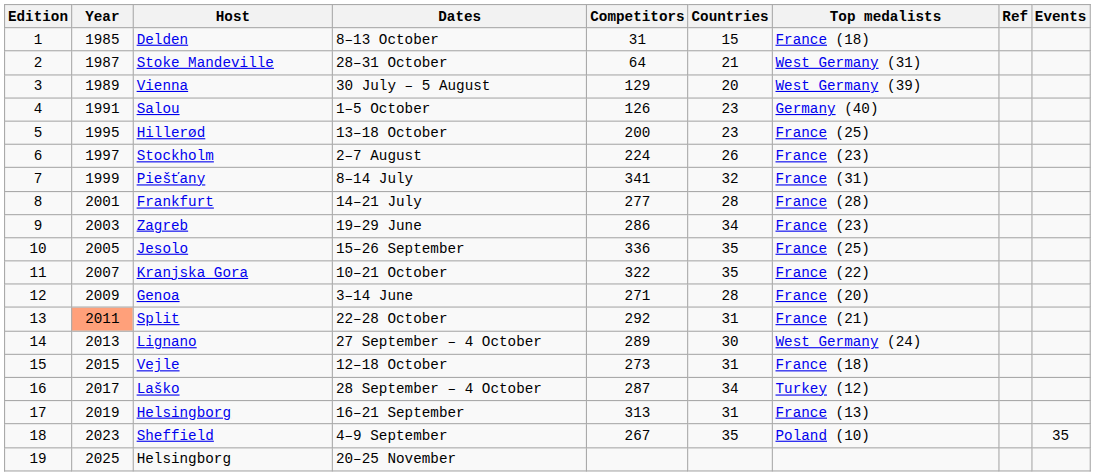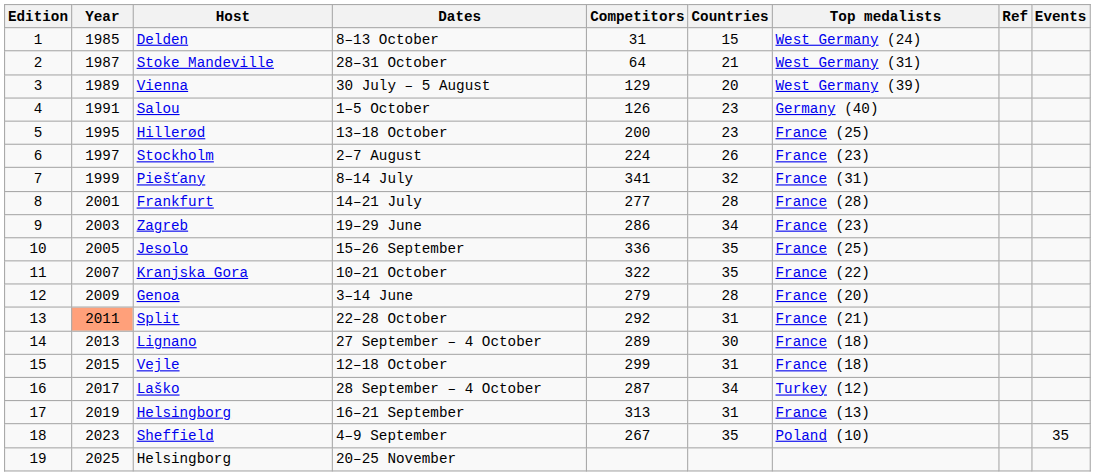(823, 40) France (18) -> (848, 40) West Germany (24)
(637, 296) 271 -> (637, 296) 279
(848, 342) West Germany (24) -> (823, 342) France (18)
(637, 366) 273 -> (637, 366) 299
